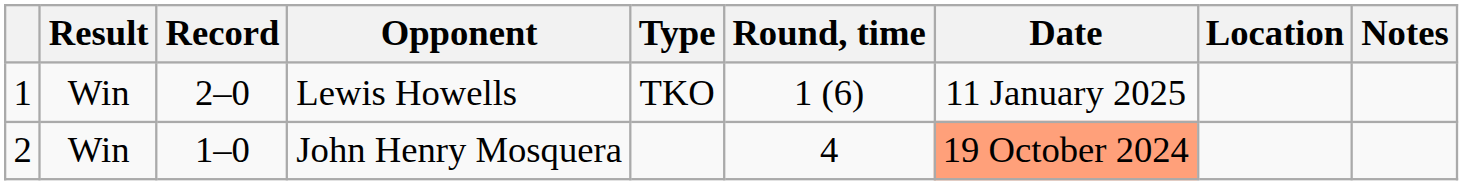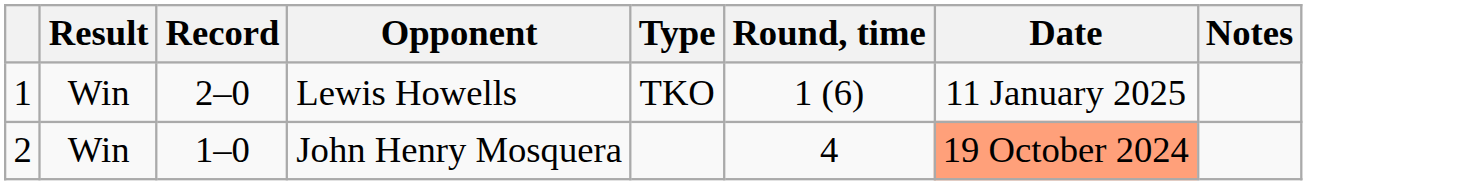- column: (1275, 33)
